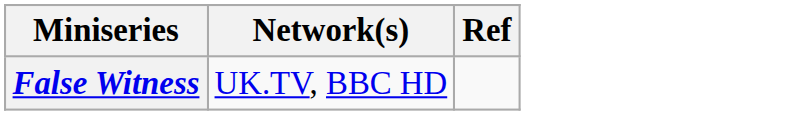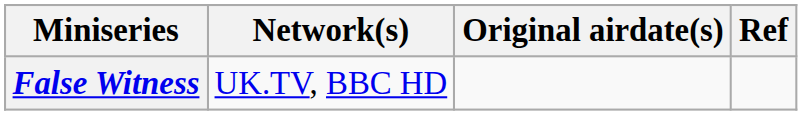+ column: (593, 30)
